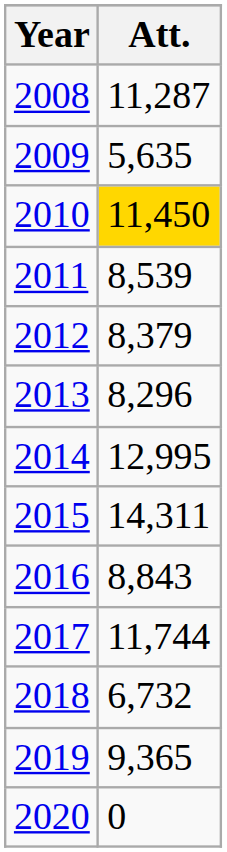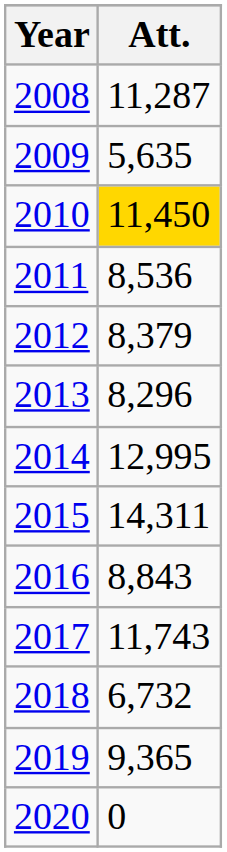(150, 275) 8,539 -> (150, 275) 8,536
(159, 635) 11,744 -> (159, 635) 11,743
